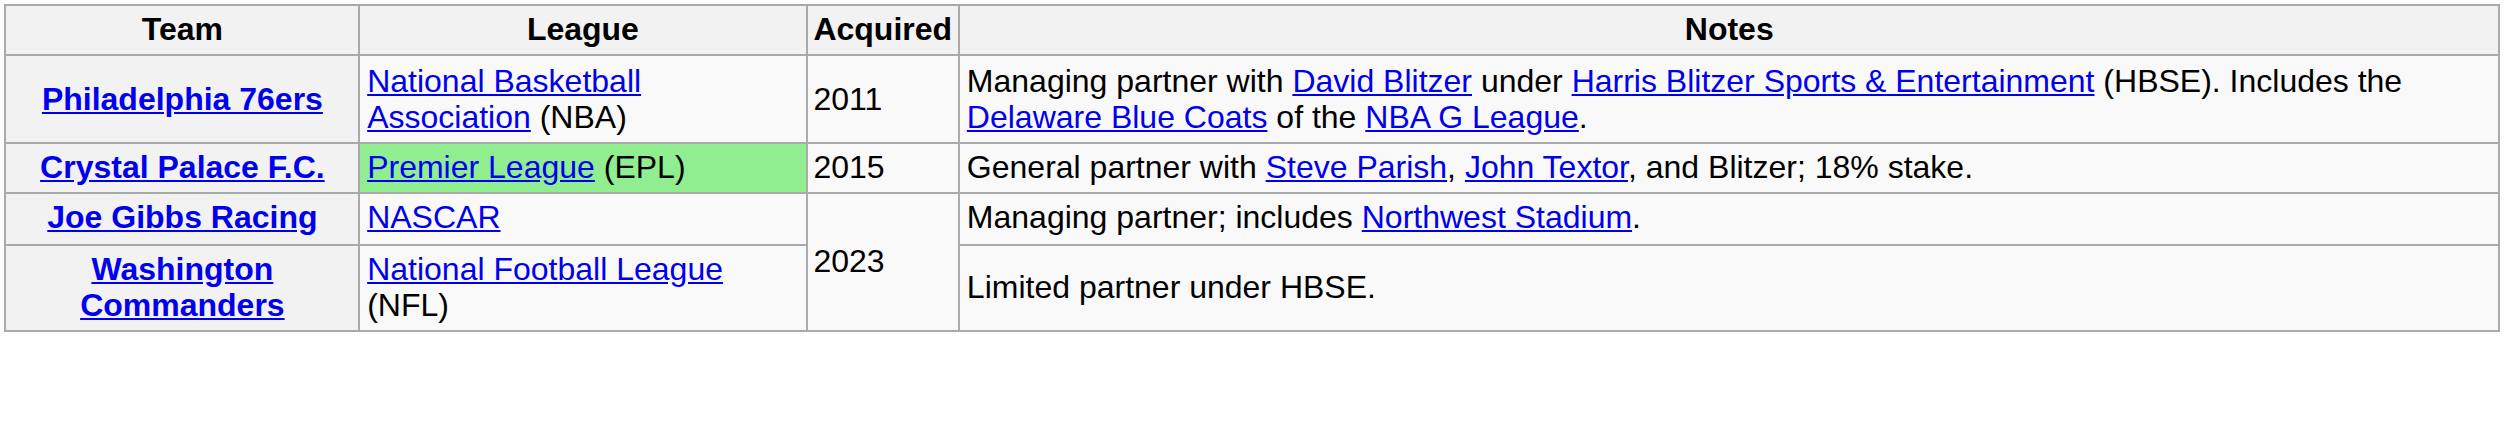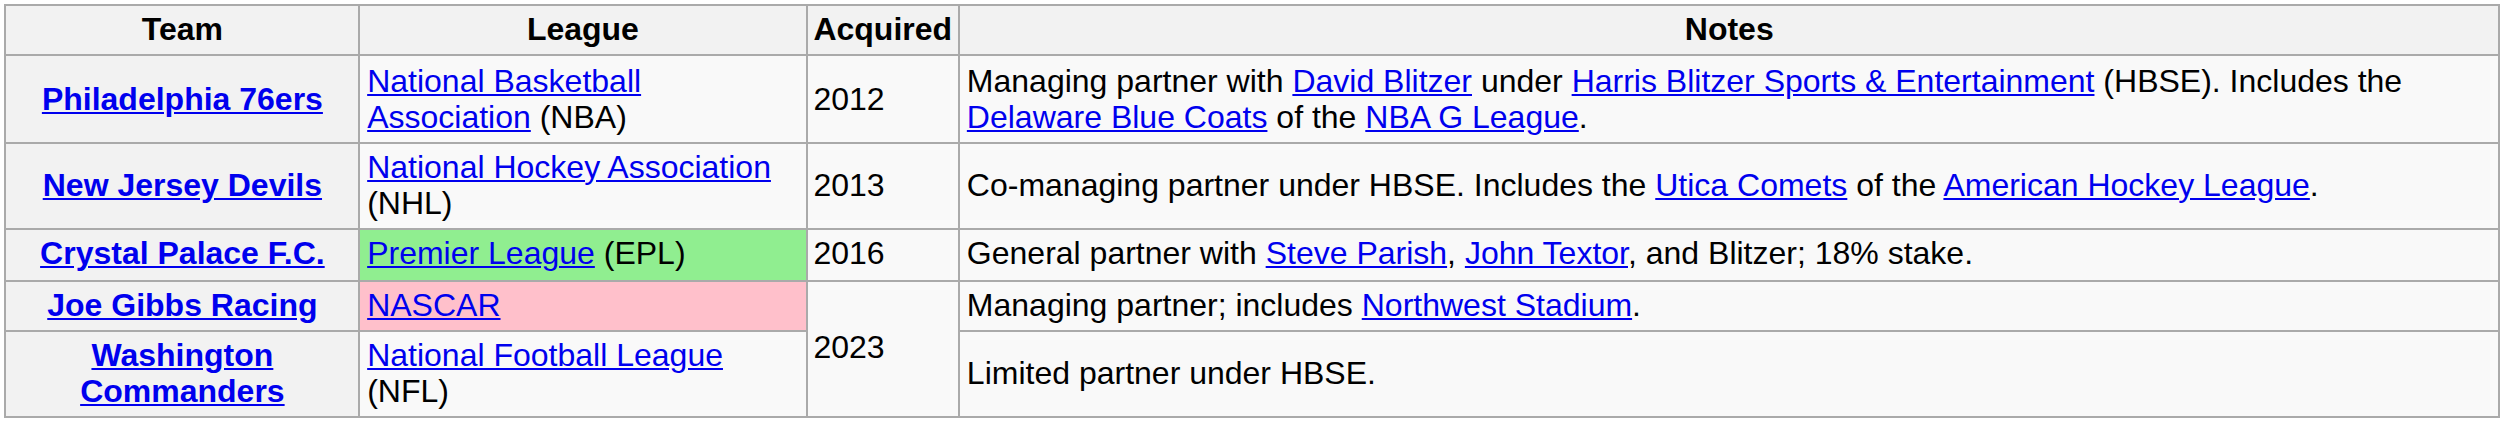(848, 98) 2011 -> (849, 98) 2012
+ row: (182, 185)
(849, 167) 2015 -> (849, 254) 2016
(434, 218) no background -> (434, 304) pink background
